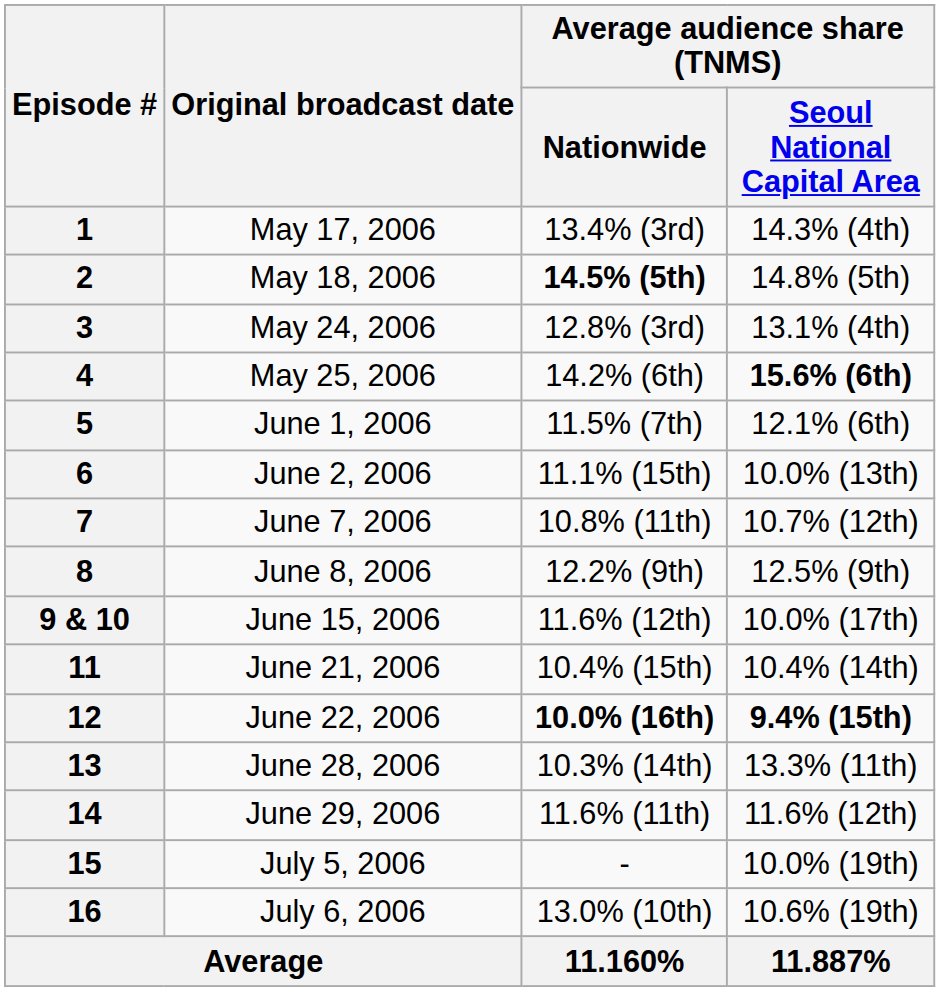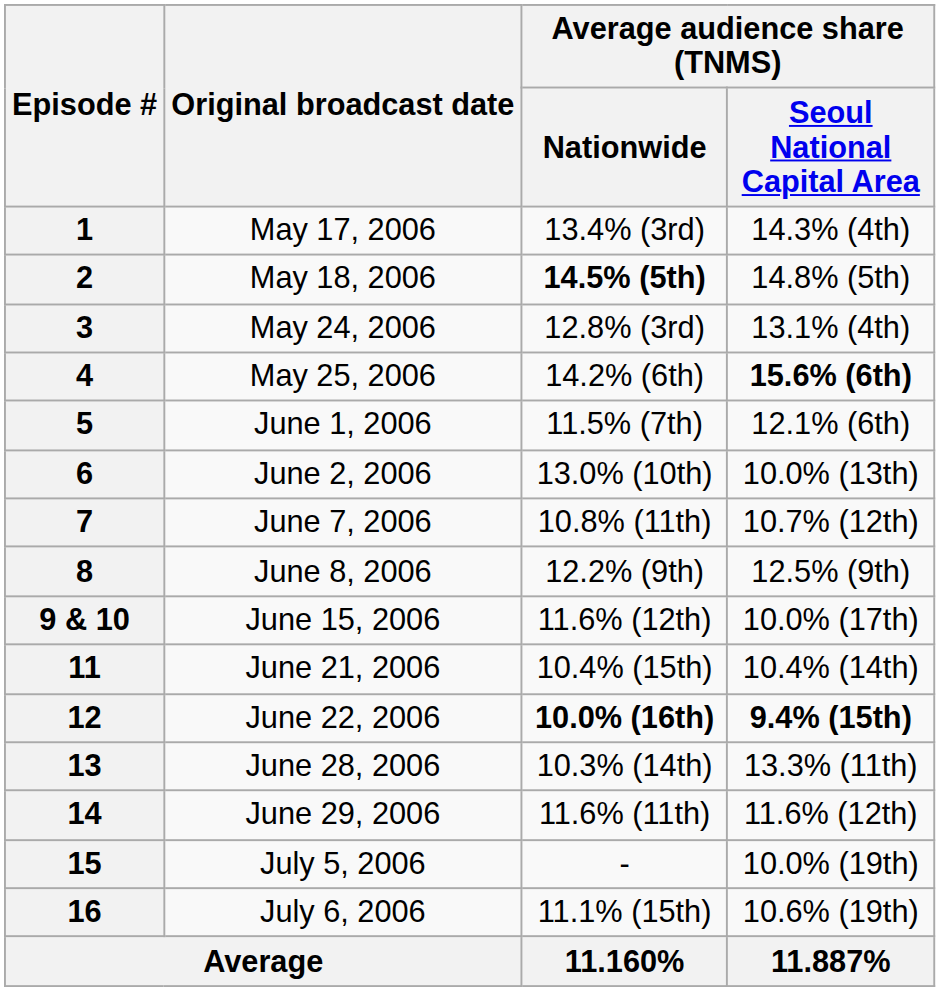(625, 473) 11.1% (15th) -> (625, 473) 13.0% (10th)
(625, 912) 13.0% (10th) -> (625, 912) 11.1% (15th)
